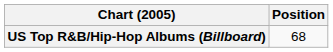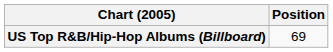(299, 36) 68 -> (299, 36) 69
